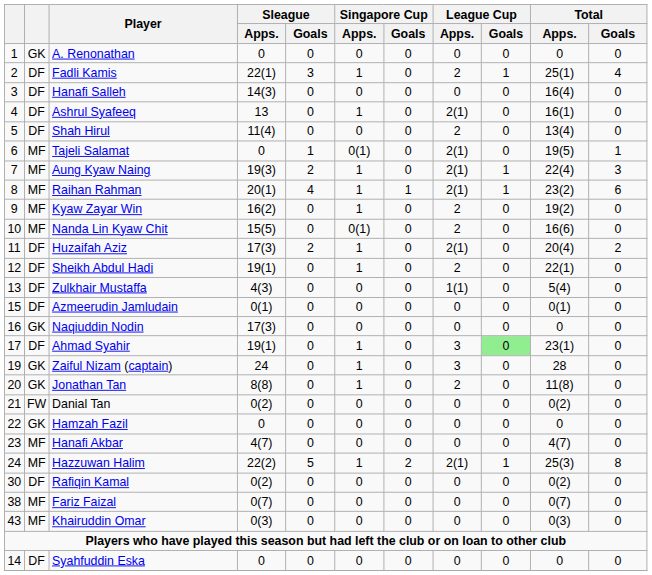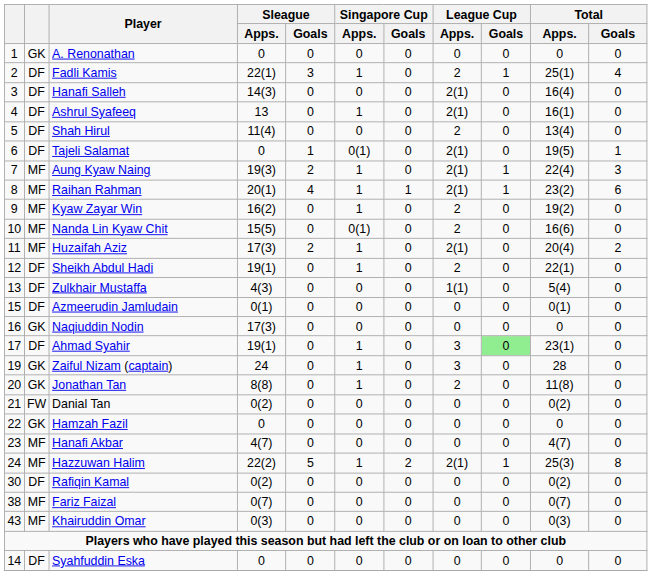(457, 92) 0 -> (457, 92) 2(1)
(37, 150) MF -> (37, 150) DF
(37, 248) DF -> (37, 248) MF
